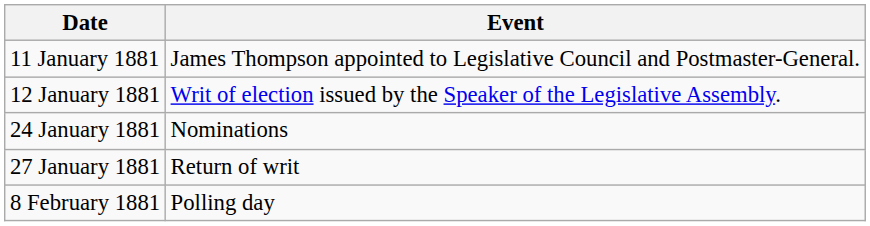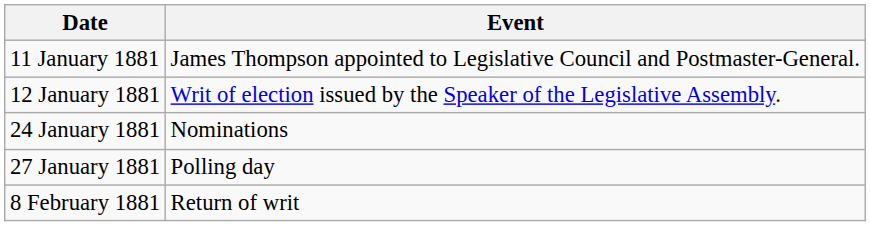(235, 166) Return of writ -> (223, 166) Polling day
(223, 202) Polling day -> (235, 202) Return of writ
